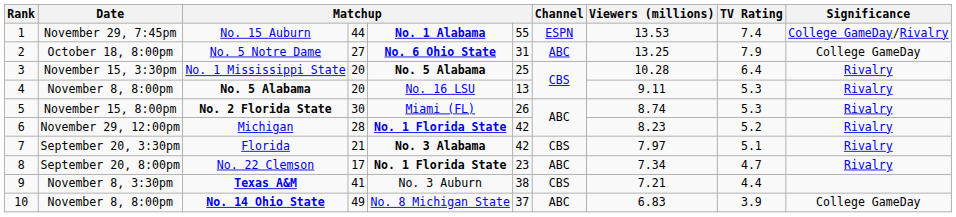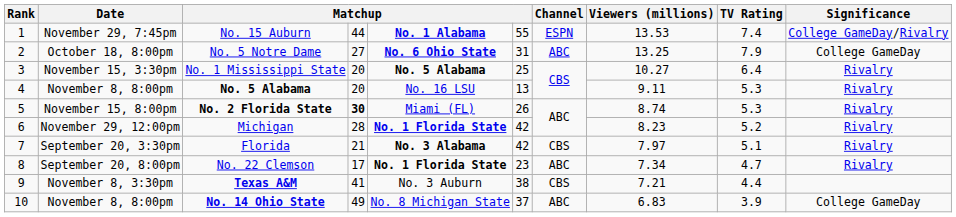(652, 70) 10.28 -> (652, 70) 10.27
(358, 108) normal -> (358, 108) bold
